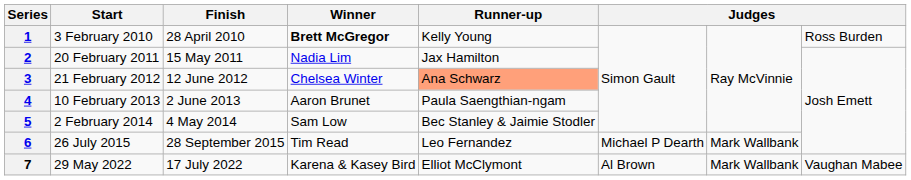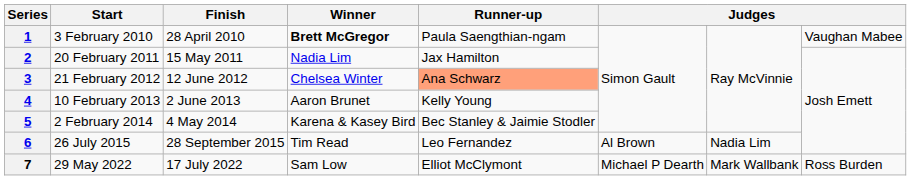(457, 36) Kelly Young -> (494, 36) Paula Saengthian-ngam
(844, 36) Ross Burden -> (854, 36) Vaughan Mabee
(494, 100) Paula Saengthian-ngam -> (457, 100) Kelly Young
(319, 121) Sam Low -> (353, 121) Karena & Kasey Bird
(653, 143) Michael P Dearth -> (628, 143) Al Brown
(754, 143) Mark Wallbank -> (740, 143) Nadia Lim
(353, 164) Karena & Kasey Bird -> (319, 164) Sam Low
(628, 164) Al Brown -> (653, 164) Michael P Dearth
(854, 164) Vaughan Mabee -> (844, 164) Ross Burden
